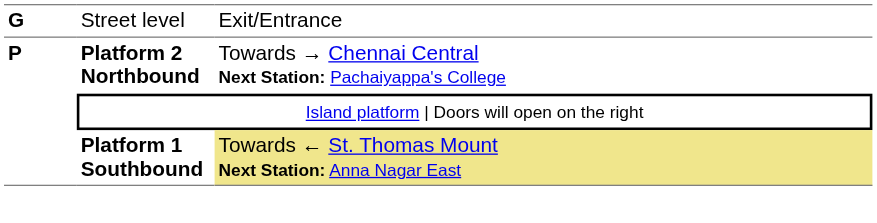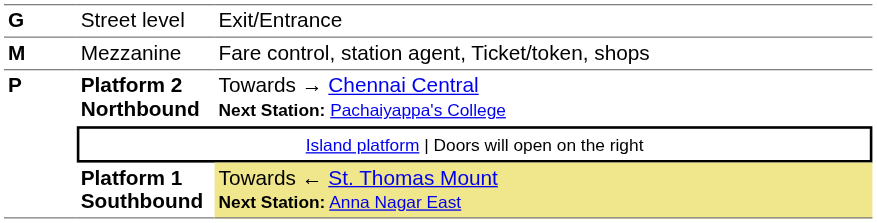+ row: (131, 53)
